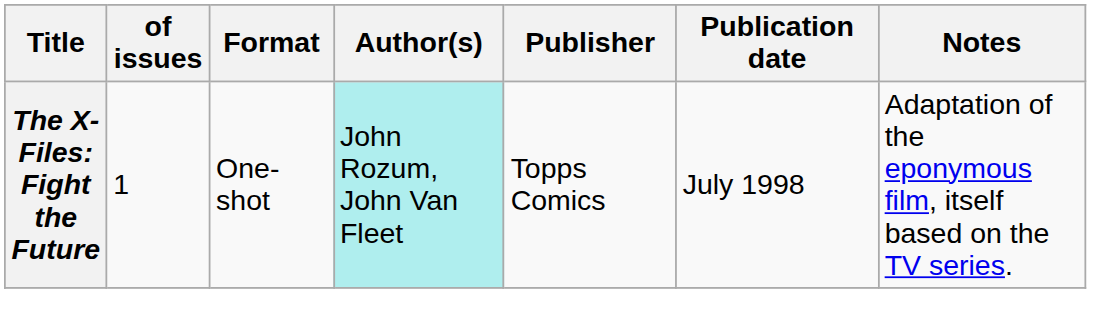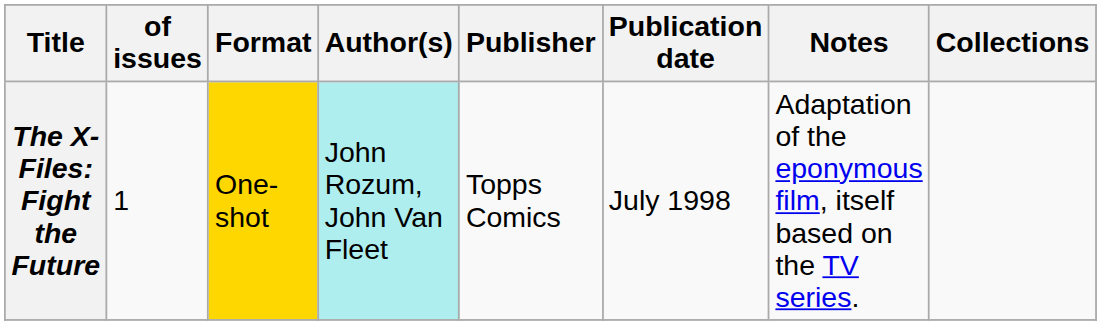+ column: (1013, 43)
(248, 184) no background -> (247, 200) gold background
